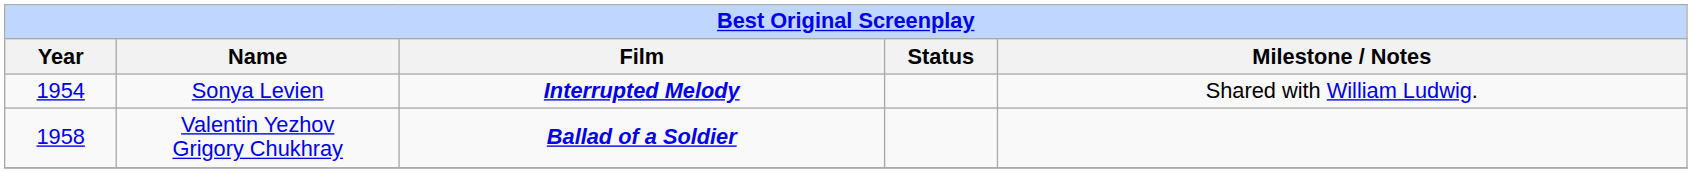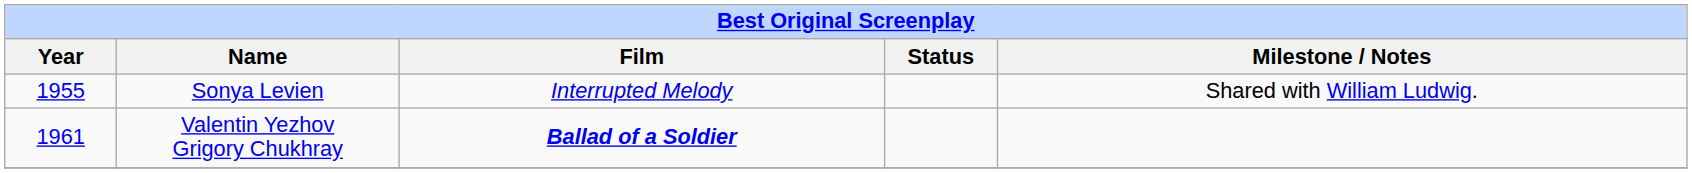(61, 90) 1954 -> (61, 90) 1955
(642, 90) bold -> (642, 90) normal
(61, 137) 1958 -> (61, 137) 1961
